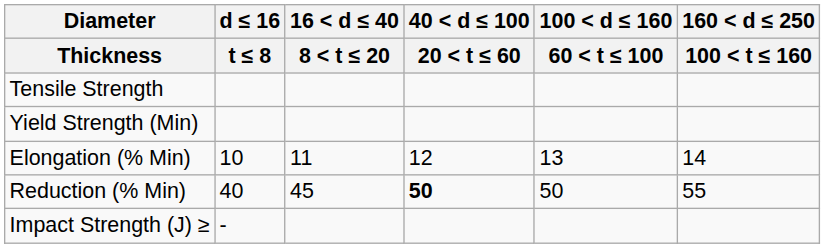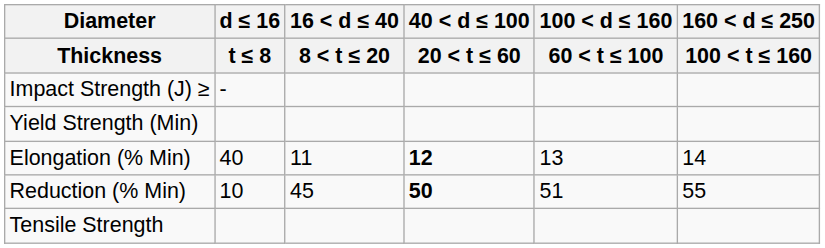rows swapped: (86, 89) <-> (110, 225)
(231, 157) 10 -> (231, 157) 40
(421, 157) normal -> (421, 157) bold
(231, 191) 40 -> (231, 191) 10
(551, 191) 50 -> (551, 191) 51
